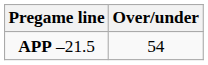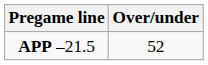(156, 45) 54 -> (156, 45) 52
